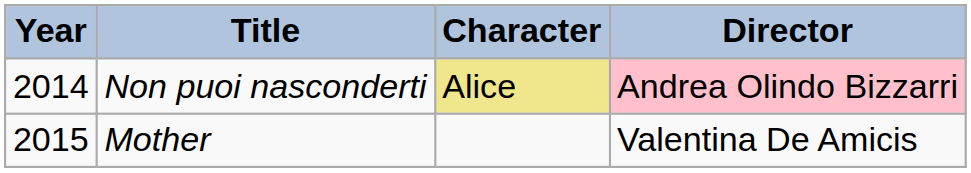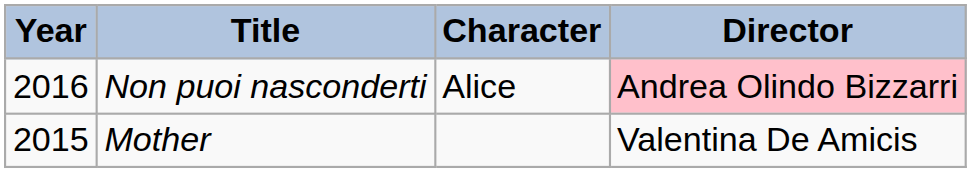(51, 85) 2014 -> (51, 85) 2016
(479, 85) khaki background -> (479, 85) no background
